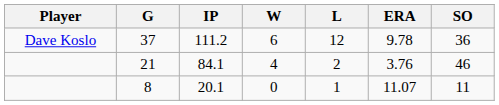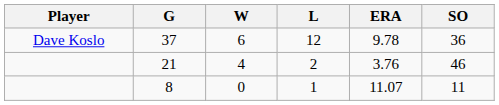- column: (211, 16)
